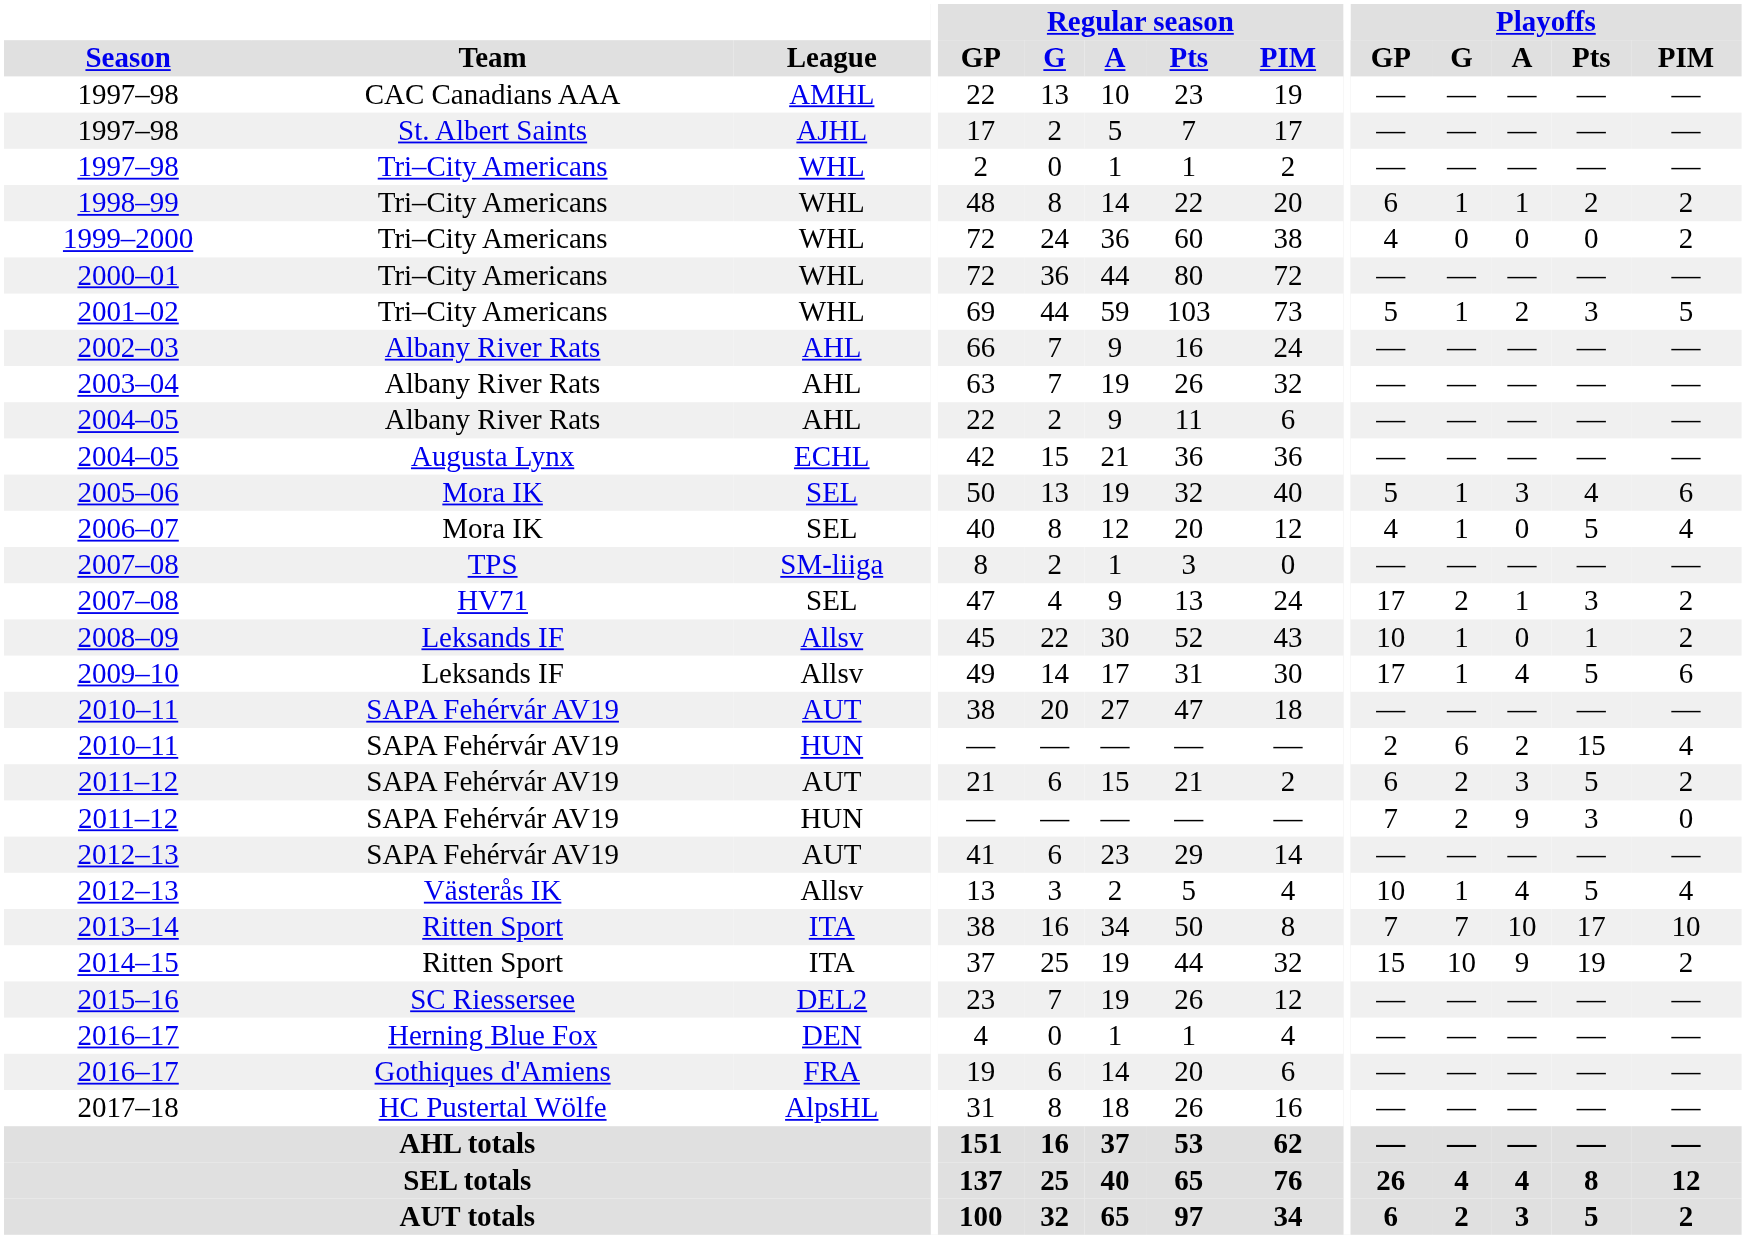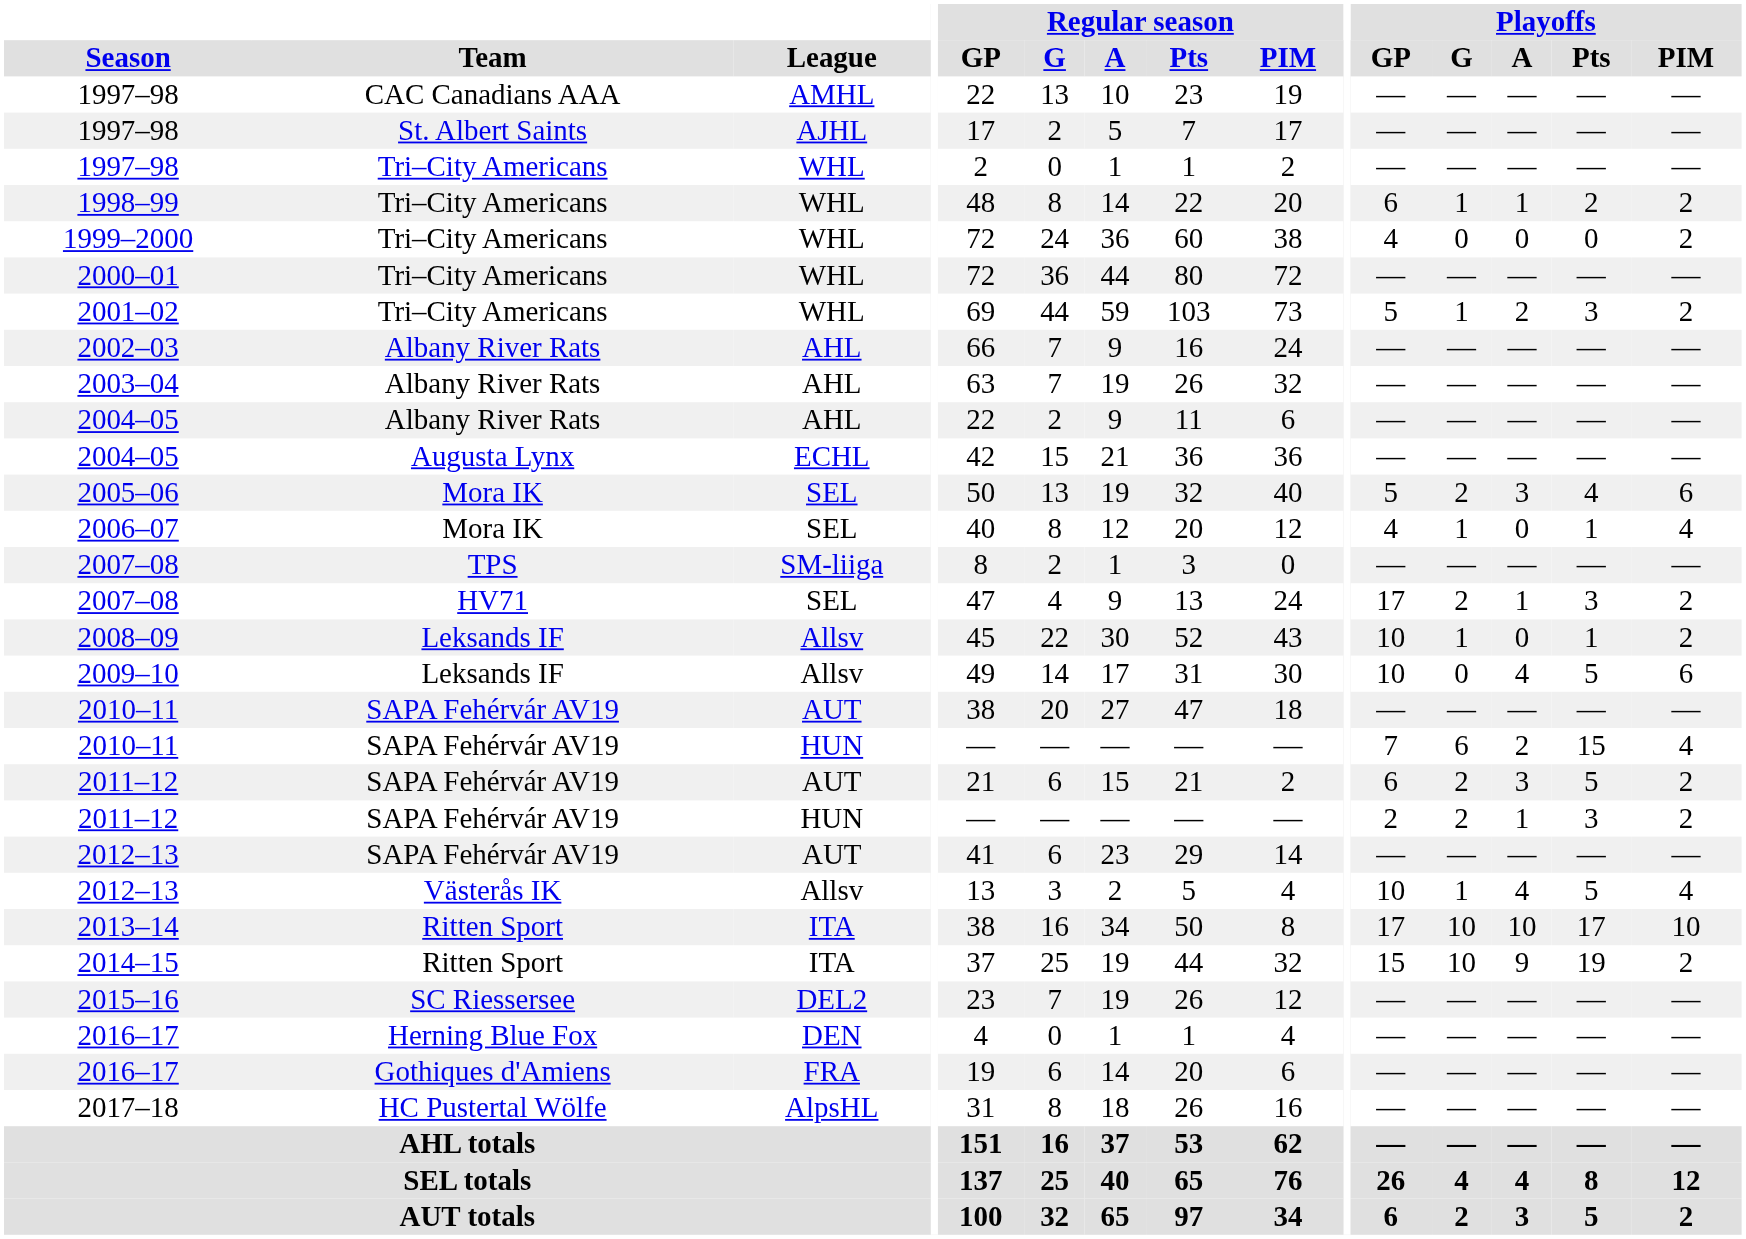(1686, 311) 5 -> (1686, 311) 2
(1462, 492) 1 -> (1462, 492) 2
(1591, 528) 5 -> (1591, 528) 1
(1391, 673) 17 -> (1391, 673) 10
(1462, 673) 1 -> (1462, 673) 0
(1391, 745) 2 -> (1391, 745) 7
(1391, 818) 7 -> (1391, 818) 2
(1522, 818) 9 -> (1522, 818) 1
(1686, 818) 0 -> (1686, 818) 2
(1391, 926) 7 -> (1391, 926) 17
(1462, 926) 7 -> (1462, 926) 10
